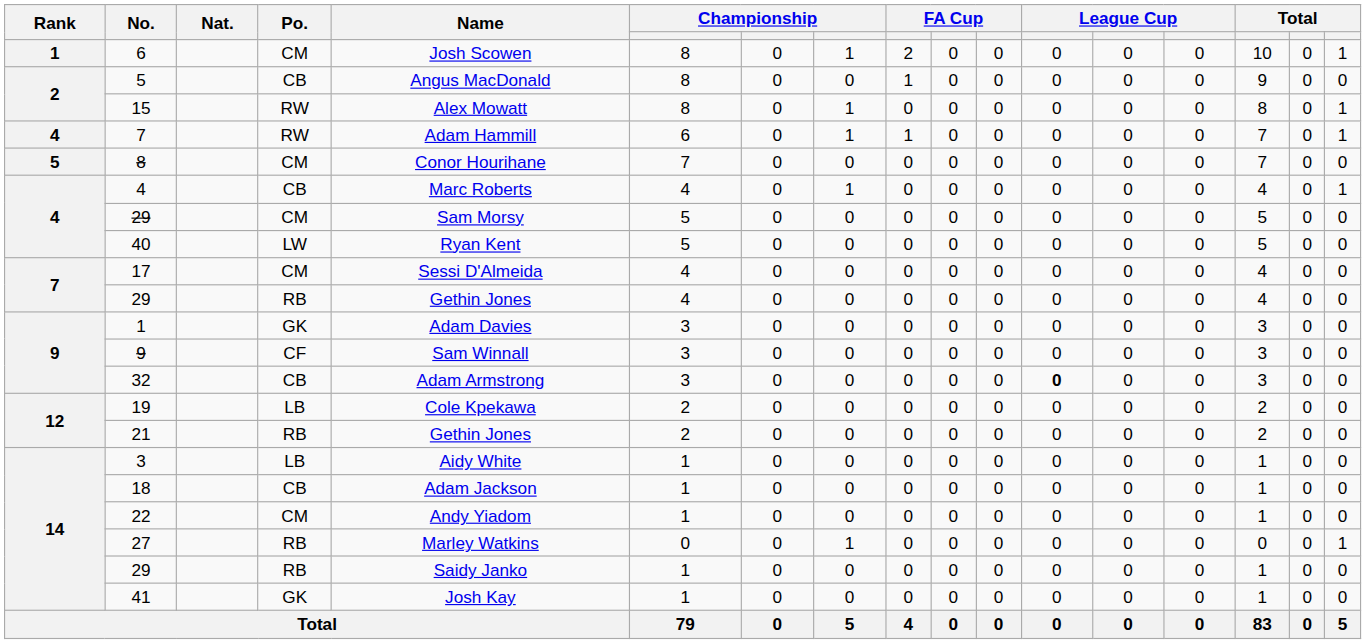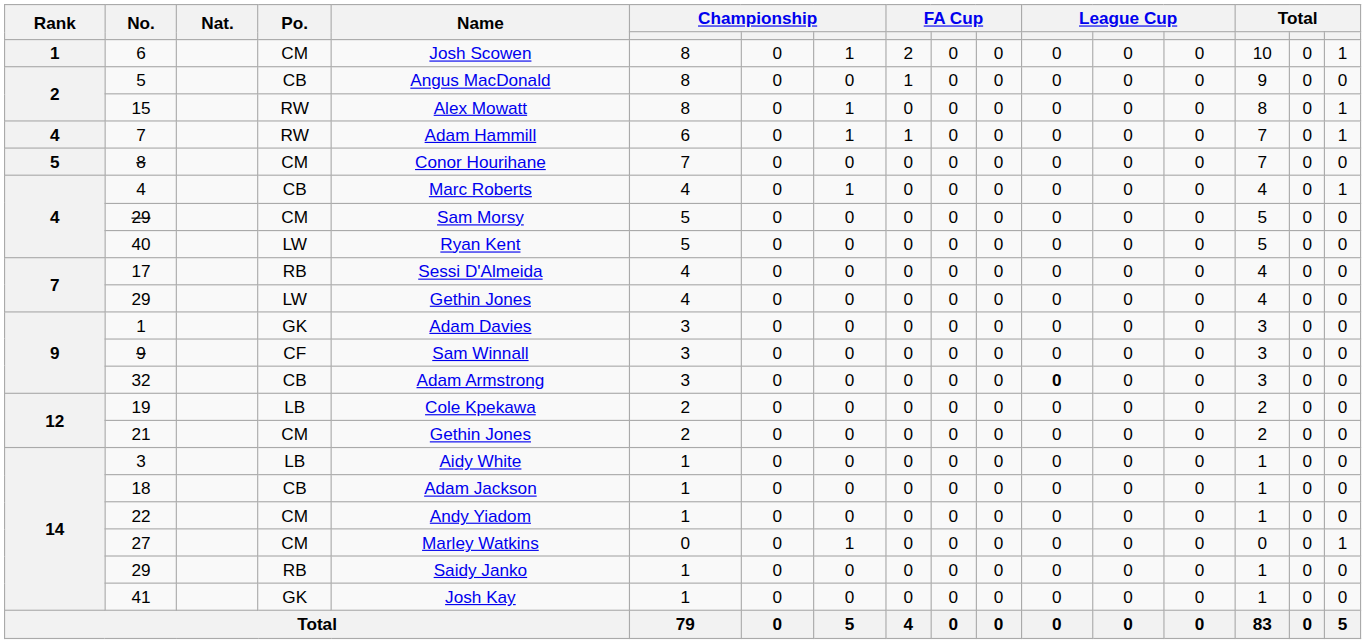(295, 271) CM -> (295, 271) RB
(295, 298) RB -> (295, 298) LW
(295, 434) RB -> (295, 434) CM
(295, 543) RB -> (295, 543) CM
